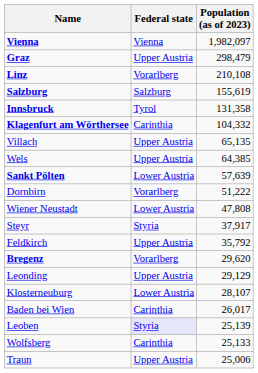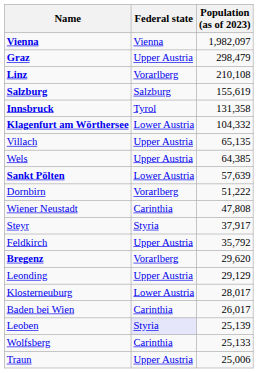(153, 125) Carinthia -> (164, 125) Lower Austria
(164, 208) Lower Austria -> (153, 208) Carinthia
(236, 292) 28,107 -> (236, 292) 28,017
